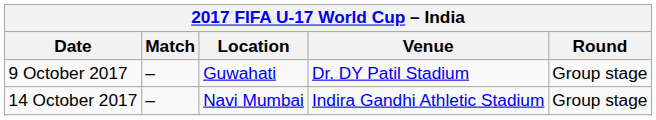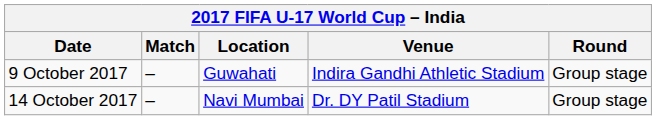(391, 73) Dr. DY Patil Stadium -> (428, 73) Indira Gandhi Athletic Stadium
(428, 100) Indira Gandhi Athletic Stadium -> (391, 100) Dr. DY Patil Stadium
